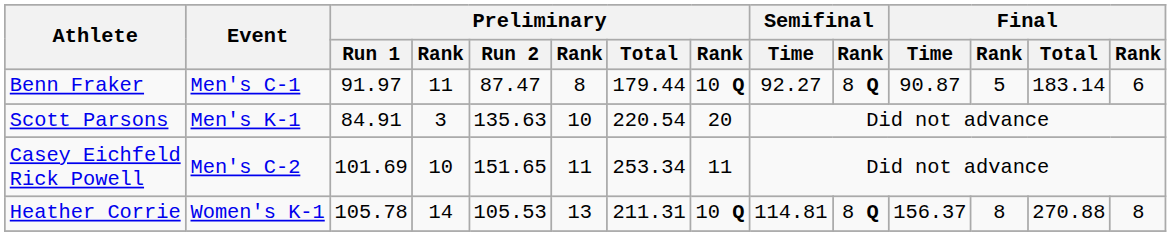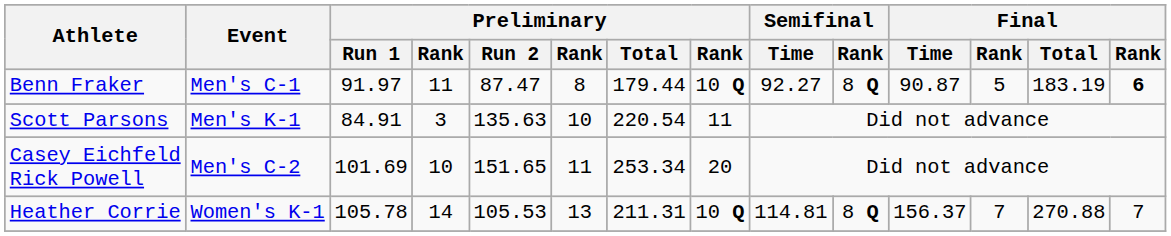(1069, 86) 183.14 -> (1069, 86) 183.19
(1138, 86) normal -> (1138, 86) bold
(720, 120) 20 -> (720, 120) 11
(720, 167) 11 -> (720, 167) 20
(999, 213) 8 -> (999, 213) 7
(1138, 213) 8 -> (1138, 213) 7
